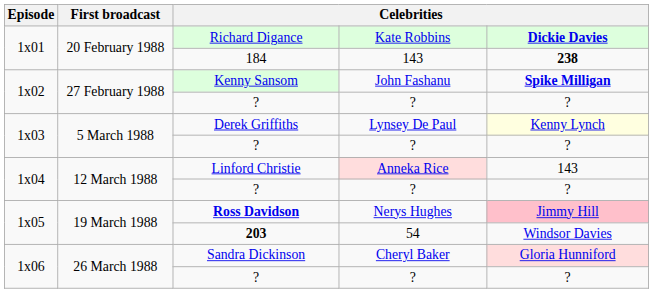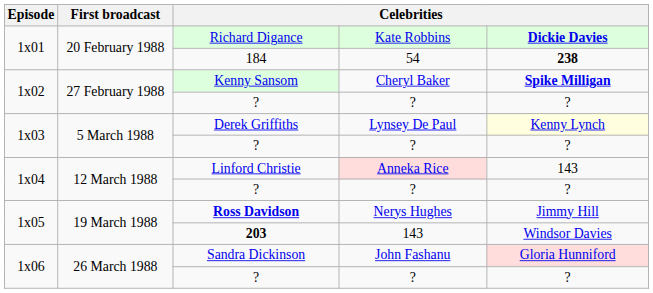(413, 59) 143 -> (413, 59) 54
(413, 80) John Fashanu -> (413, 80) Cheryl Baker
(568, 211) pink background -> (568, 211) no background
(413, 233) 54 -> (413, 233) 143
(413, 255) Cheryl Baker -> (413, 255) John Fashanu
